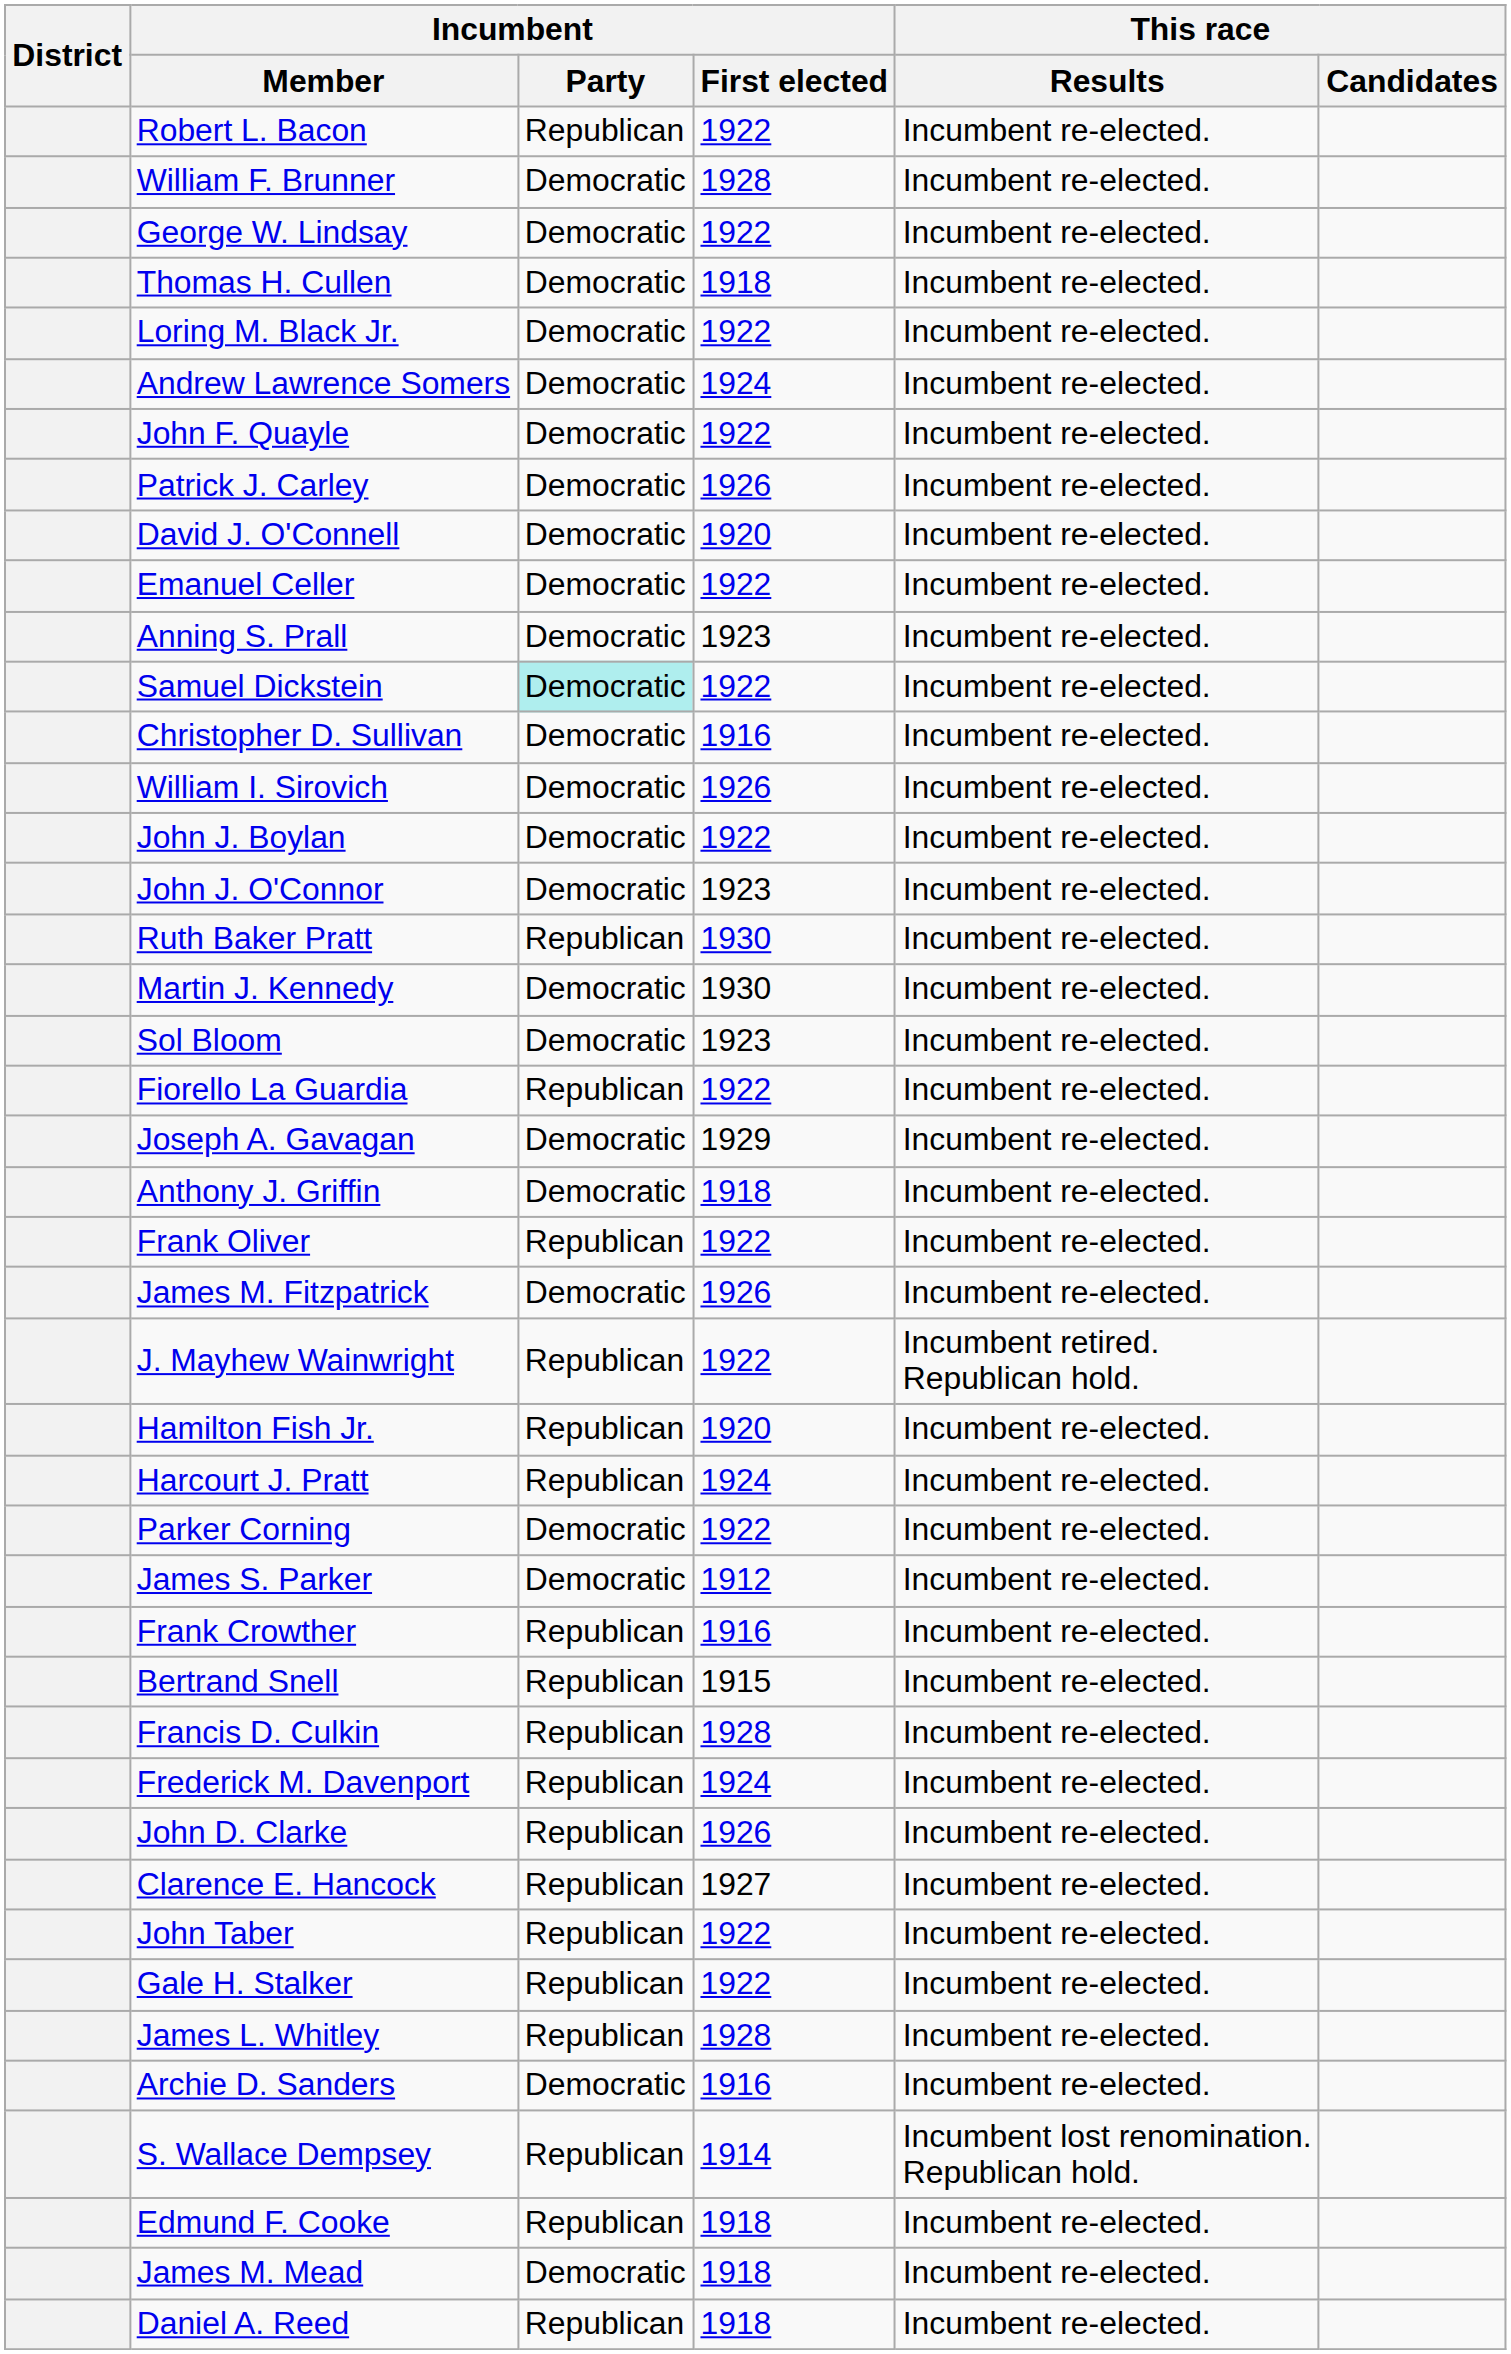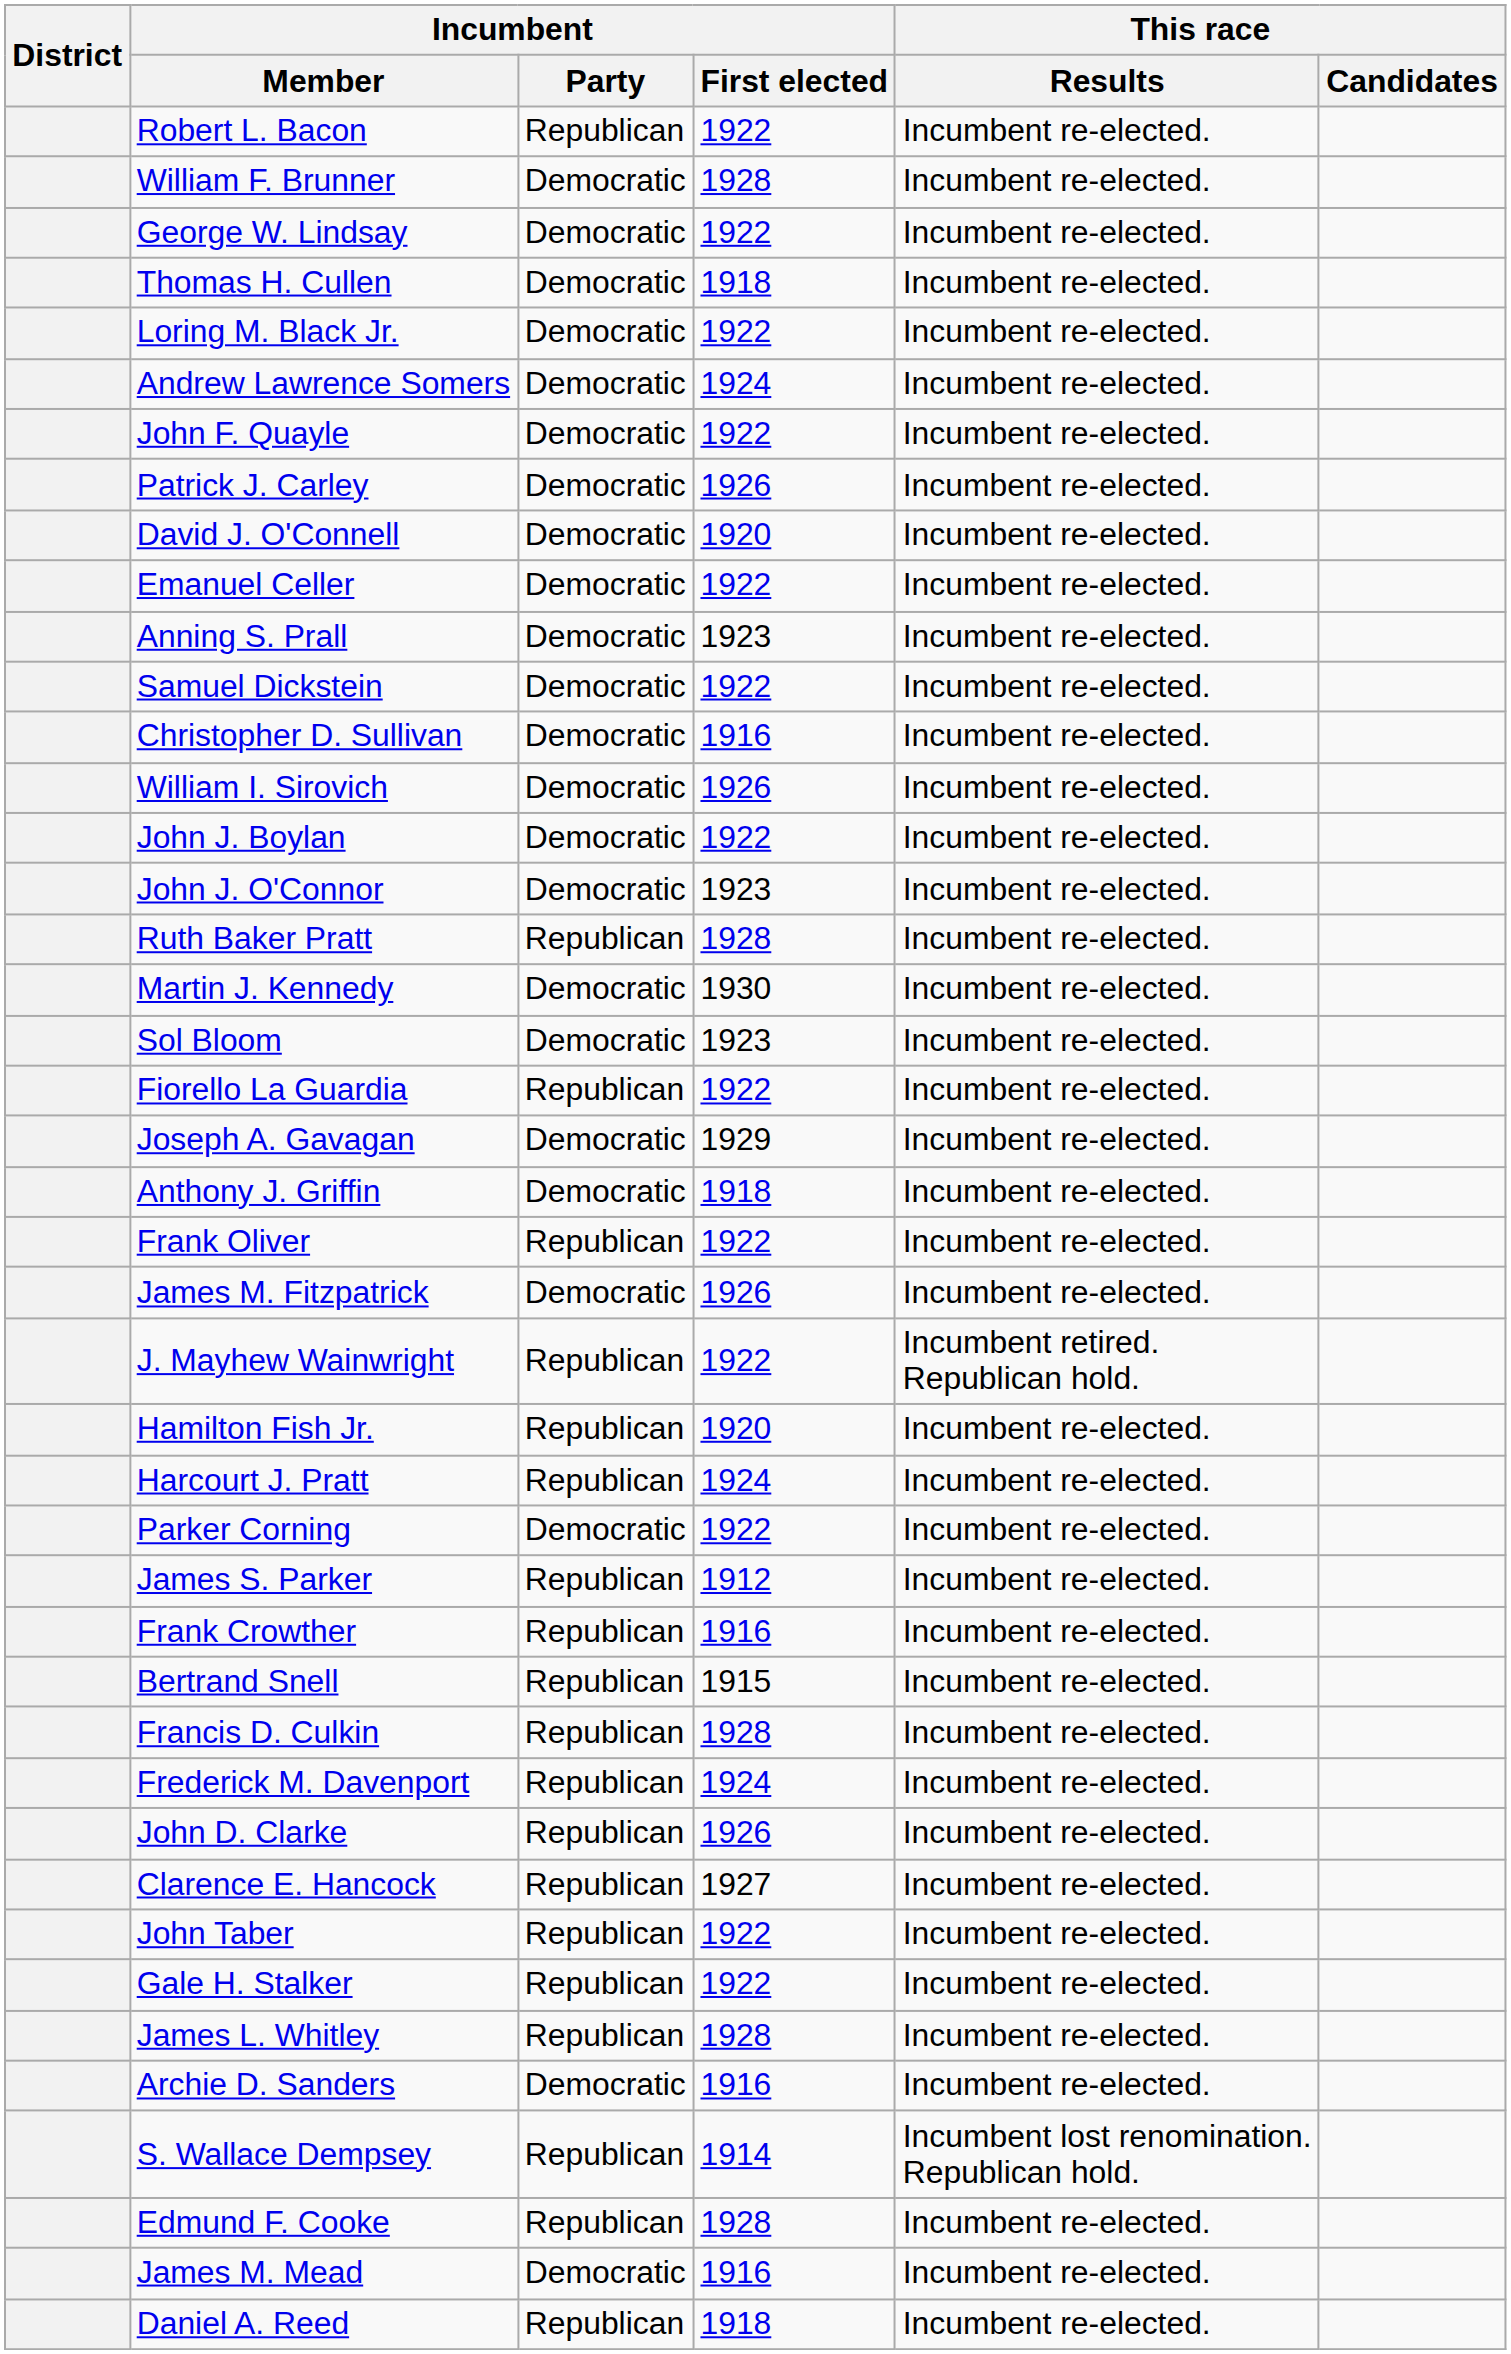(605, 686) paleturquoise background -> (605, 686) no background
(736, 938) 1930 -> (736, 938) 1928
(605, 1580) Democratic -> (604, 1580) Republican
(736, 2222) 1918 -> (736, 2222) 1928
(736, 2272) 1918 -> (736, 2272) 1916
